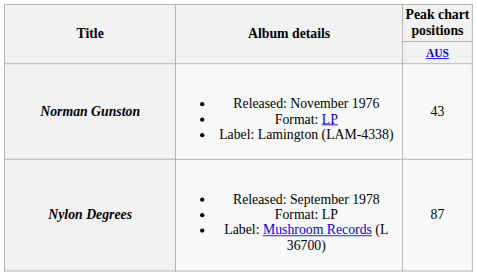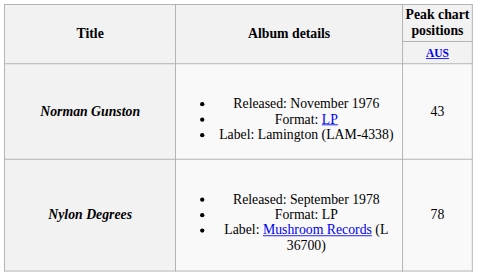(437, 215) 87 -> (437, 215) 78
